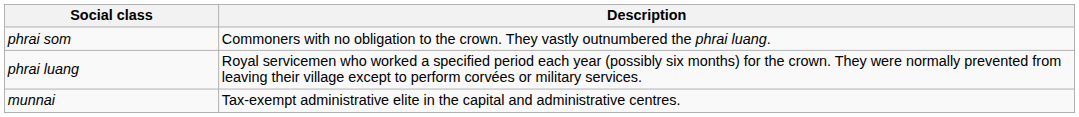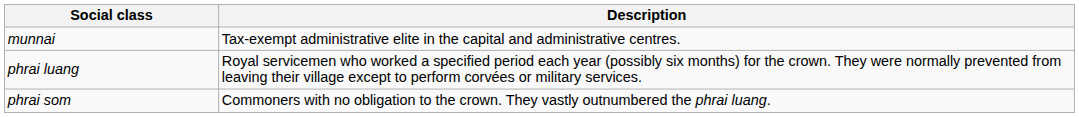rows swapped: (31, 100) <-> (39, 38)
